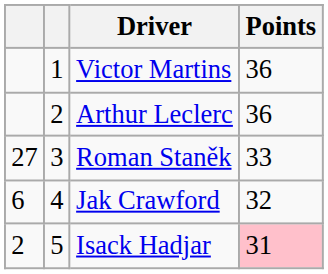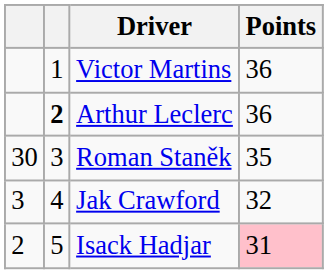(57, 113) normal -> (57, 113) bold
(25, 157) 27 -> (25, 157) 30
(259, 157) 33 -> (259, 157) 35
(18, 200) 6 -> (18, 200) 3
